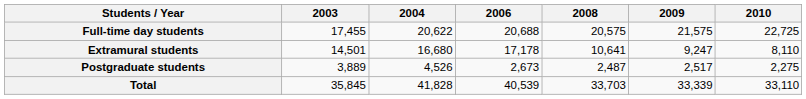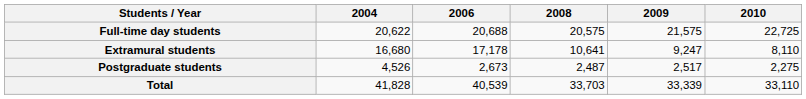- column: (325, 13)
